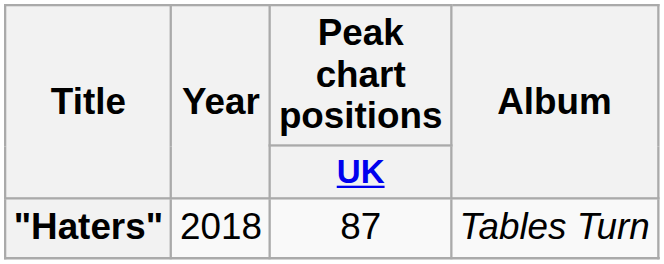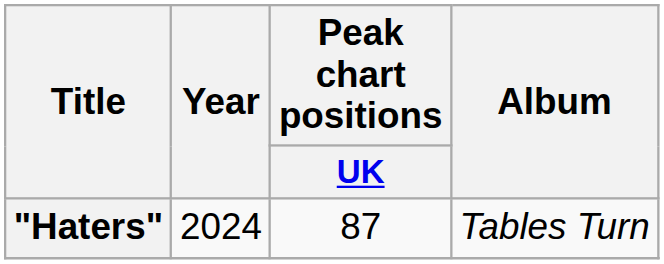(221, 227) 2018 -> (221, 227) 2024
